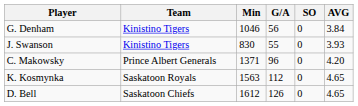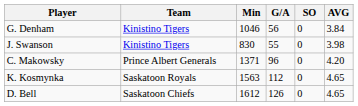(335, 45) 3.93 -> (335, 45) 3.98
